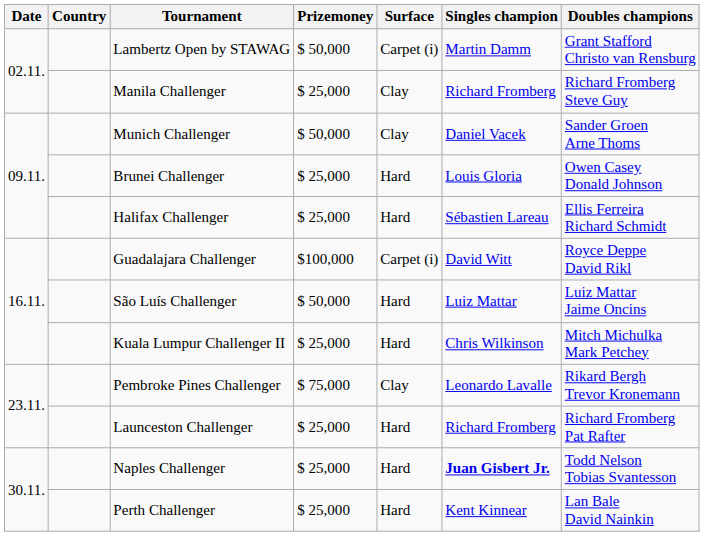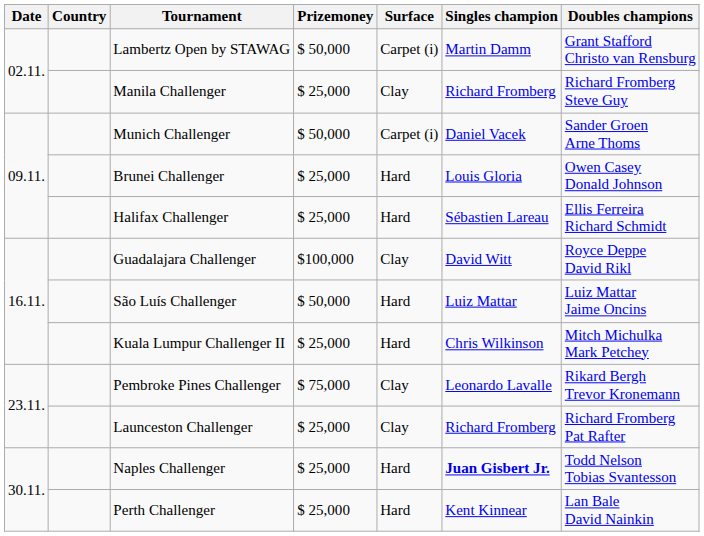(394, 133) Clay -> (409, 133) Carpet (i)
(409, 258) Carpet (i) -> (394, 258) Clay
(395, 426) Hard -> (394, 426) Clay
